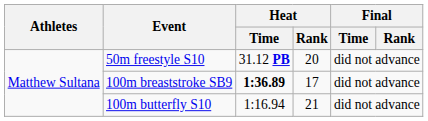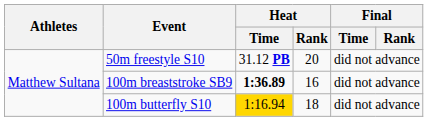(312, 83) 17 -> (312, 83) 16
(264, 105) no background -> (264, 105) gold background
(312, 105) 21 -> (312, 105) 18
